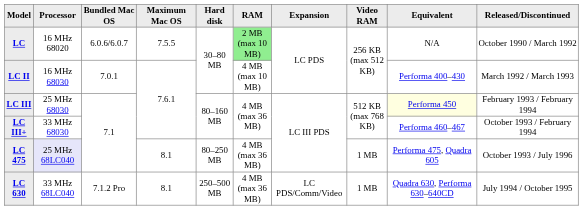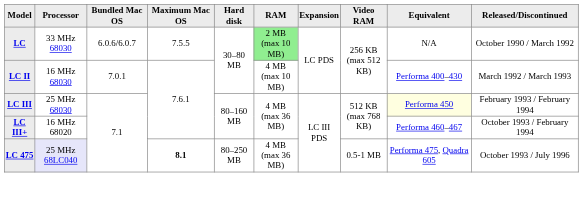(58, 43) 16 MHz 68020 -> (61, 43) 33 MHz 68030
(58, 127) 33 MHz 68030 -> (61, 127) 16 MHz 68020
(166, 155) normal -> (181, 155) bold
(367, 155) 1 MB -> (364, 155) 0.5-1 MB
- row: (19, 188)
